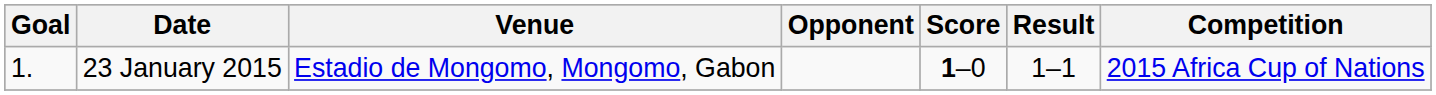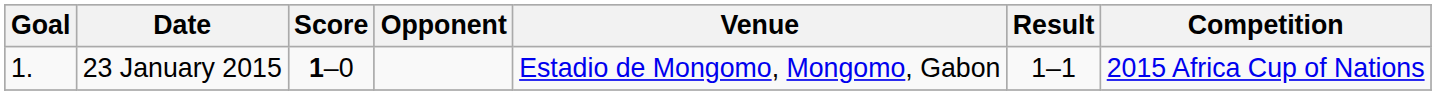columns swapped: (535, 25) <-> (963, 25)
